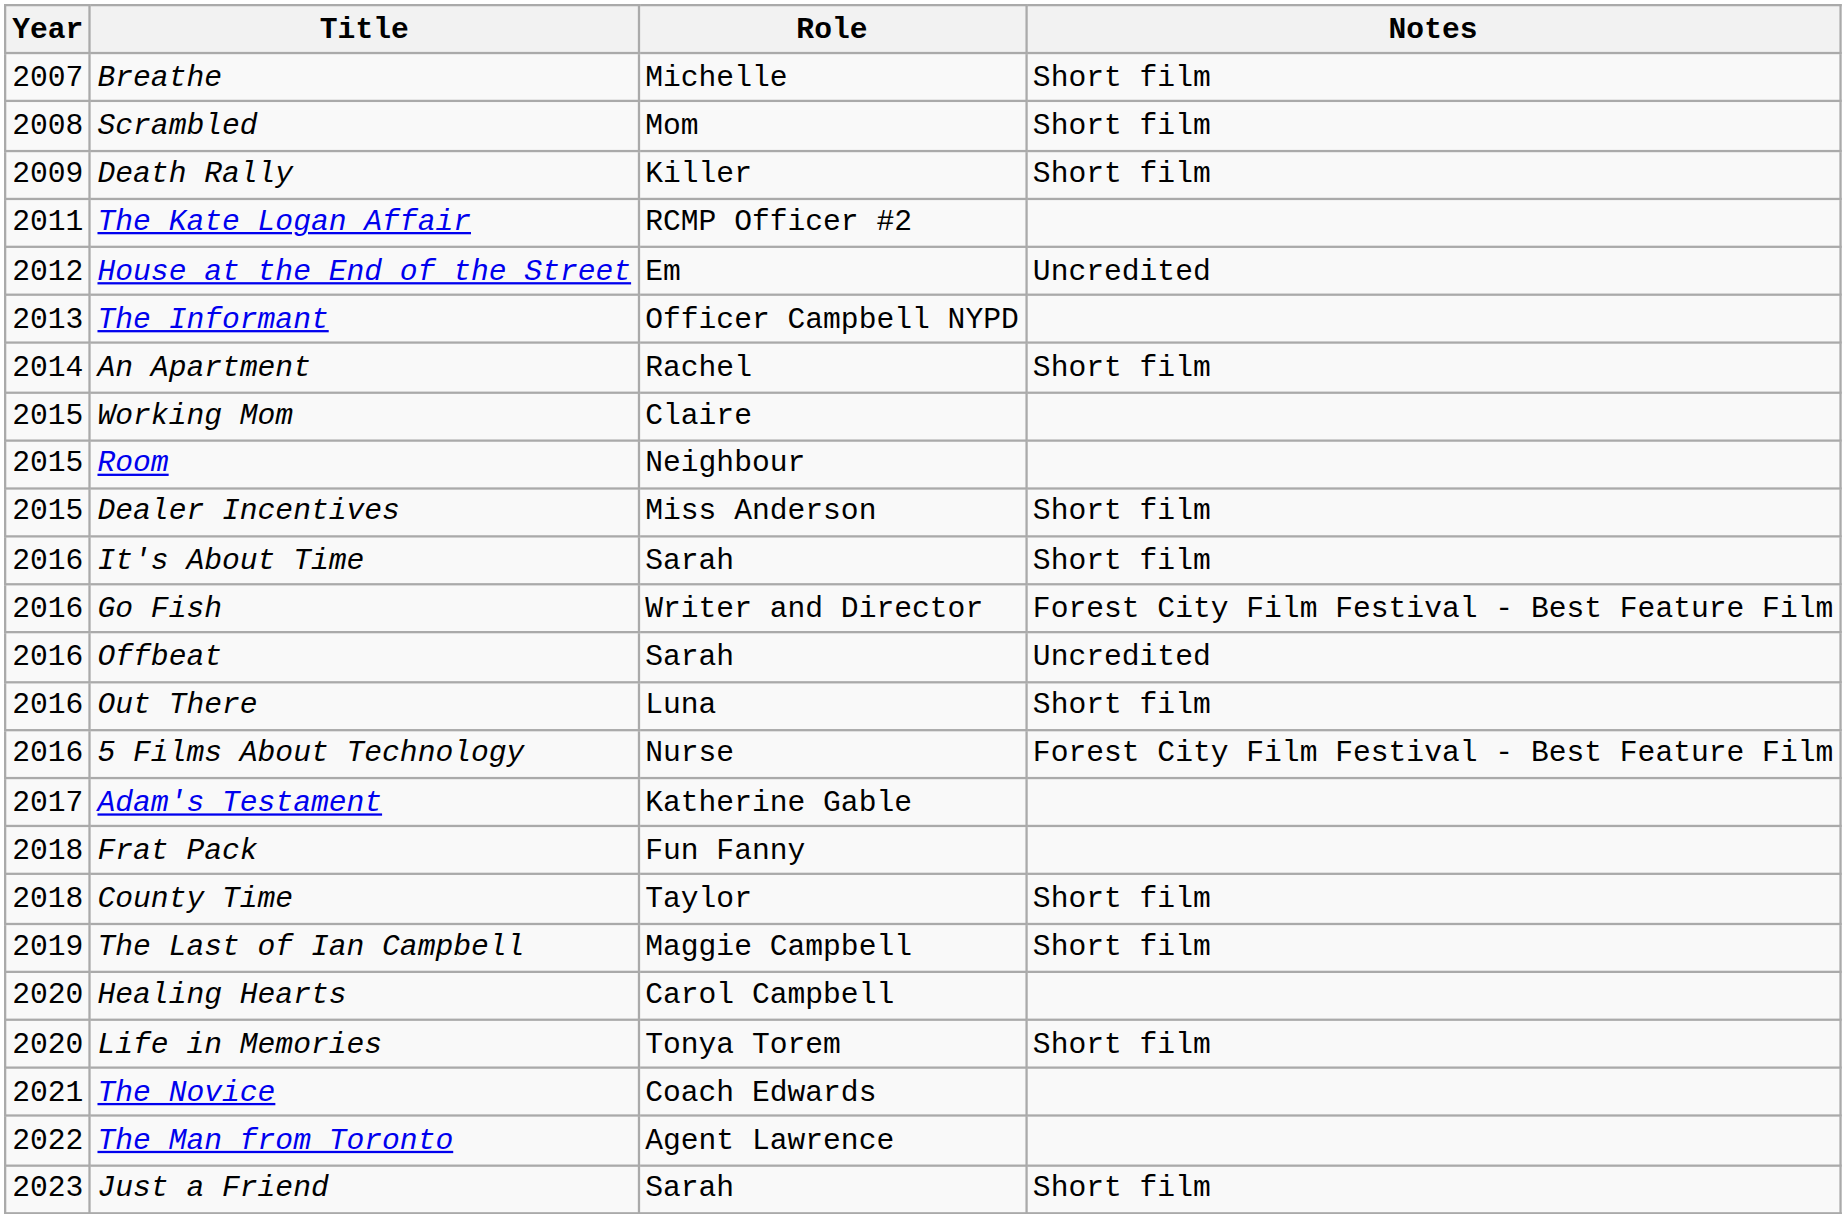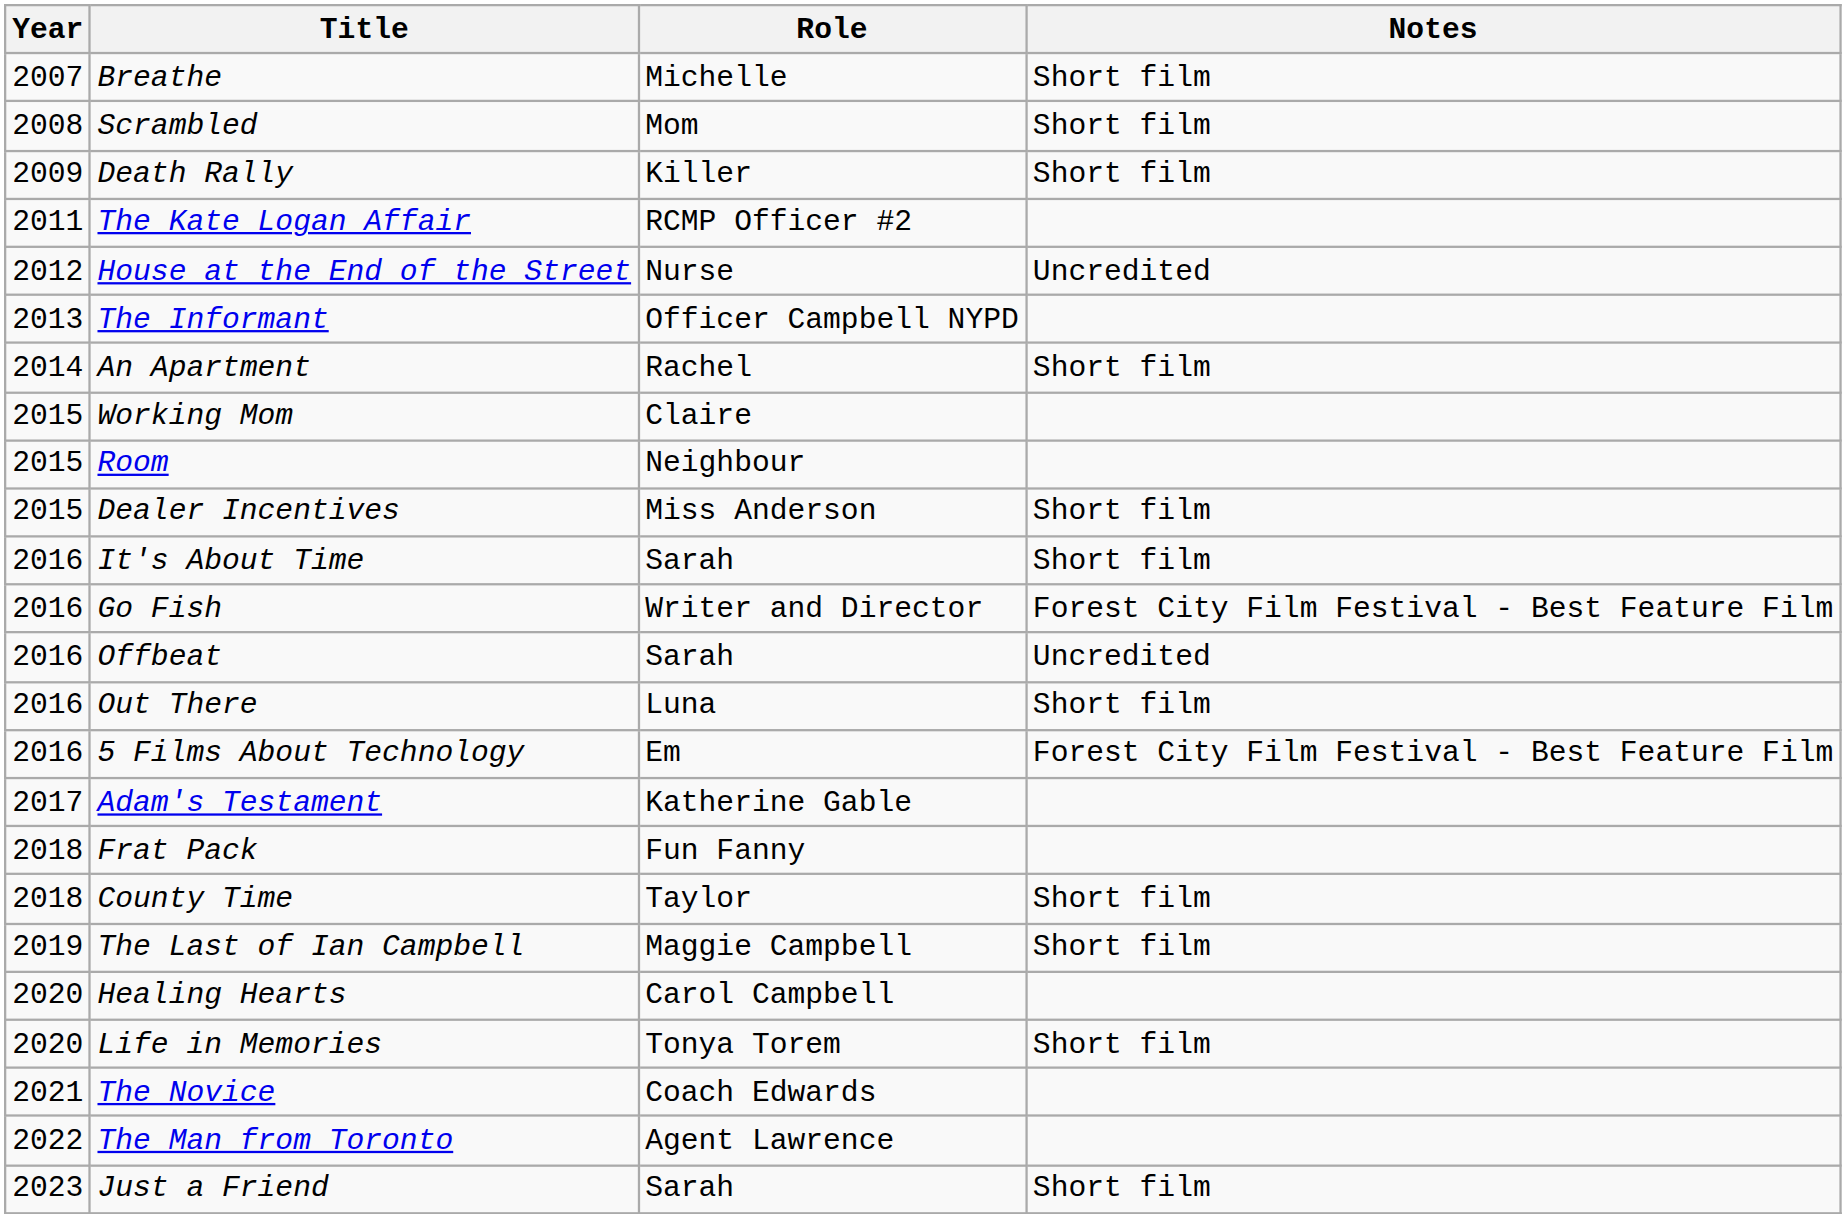(663, 271) Em -> (690, 271) Nurse
(690, 754) Nurse -> (663, 754) Em
